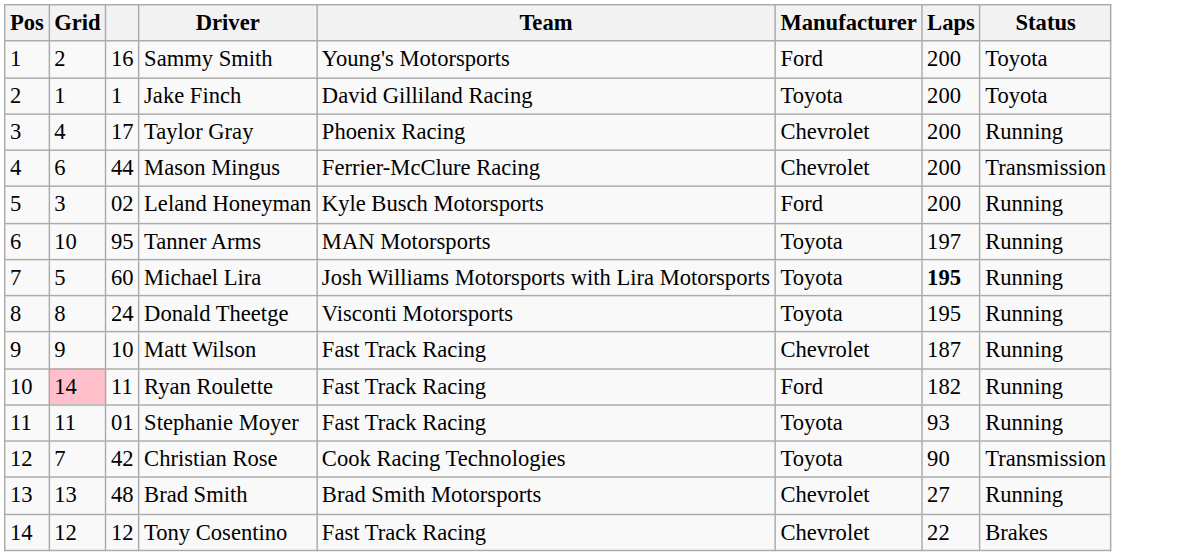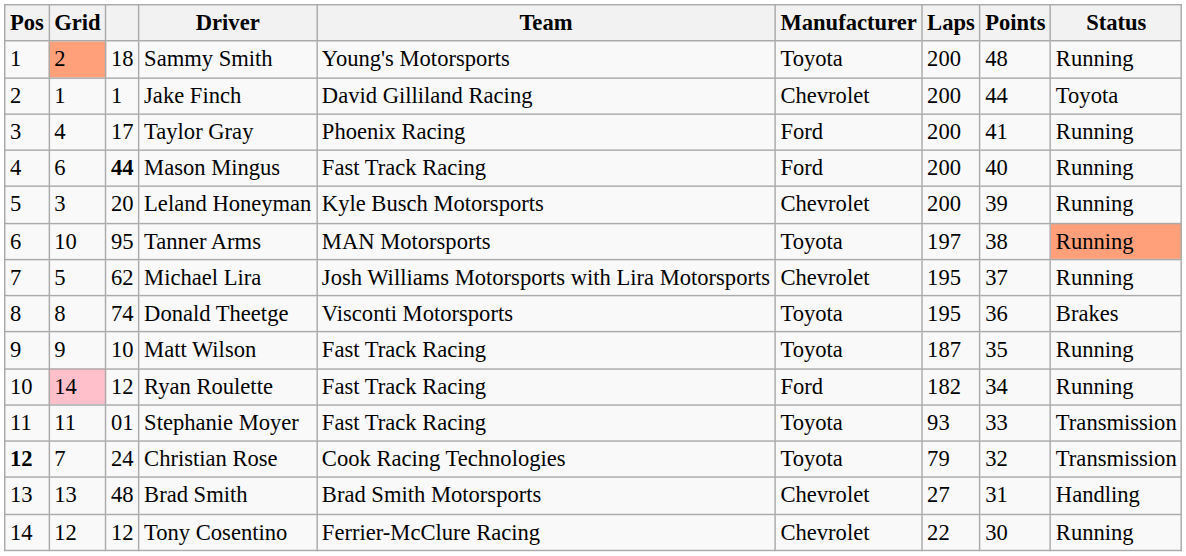+ column: (1015, 22)
(60, 58) no background -> (60, 58) lightsalmon background
(122, 58) 16 -> (122, 58) 18
(802, 58) Ford -> (812, 58) Toyota
(1016, 58) Toyota -> (1095, 58) Running
(812, 95) Toyota -> (825, 95) Chevrolet
(825, 131) Chevrolet -> (802, 131) Ford
(122, 167) normal -> (122, 167) bold
(431, 167) Ferrier-McClure Racing -> (404, 167) Fast Track Racing
(825, 167) Chevrolet -> (802, 167) Ford
(1046, 167) Transmission -> (1095, 167) Running
(122, 204) 02 -> (122, 204) 20
(802, 204) Ford -> (825, 204) Chevrolet
(1024, 240) no background -> (1095, 240) lightsalmon background
(122, 276) 60 -> (122, 276) 62
(812, 276) Toyota -> (825, 276) Chevrolet
(944, 276) bold -> (944, 276) normal
(122, 313) 24 -> (122, 313) 74
(1024, 313) Running -> (1087, 313) Brakes
(825, 349) Chevrolet -> (812, 349) Toyota
(122, 385) 11 -> (122, 385) 12
(1024, 422) Running -> (1116, 422) Transmission
(21, 458) normal -> (21, 458) bold
(122, 458) 42 -> (122, 458) 24
(938, 458) 90 -> (938, 458) 79
(1024, 495) Running -> (1098, 495) Handling
(404, 531) Fast Track Racing -> (431, 531) Ferrier-McClure Racing
(1017, 531) Brakes -> (1095, 531) Running
